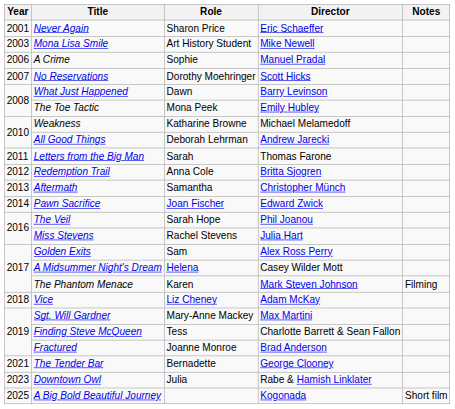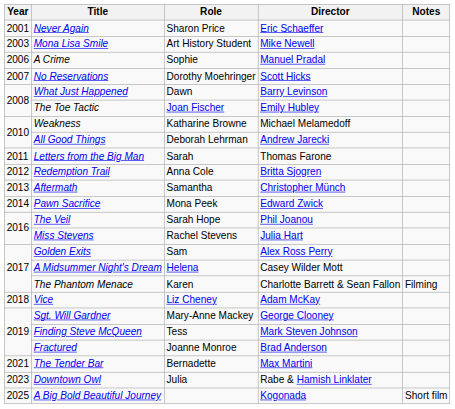(192, 108) Mona Peek -> (195, 108) Joan Fischer
(195, 204) Joan Fischer -> (192, 204) Mona Peek
(309, 284) Mark Steven Johnson -> (330, 284) Charlotte Barrett & Sean Fallon
(286, 316) Max Martini -> (297, 316) George Clooney
(330, 332) Charlotte Barrett & Sean Fallon -> (309, 332) Mark Steven Johnson
(297, 364) George Clooney -> (286, 364) Max Martini
